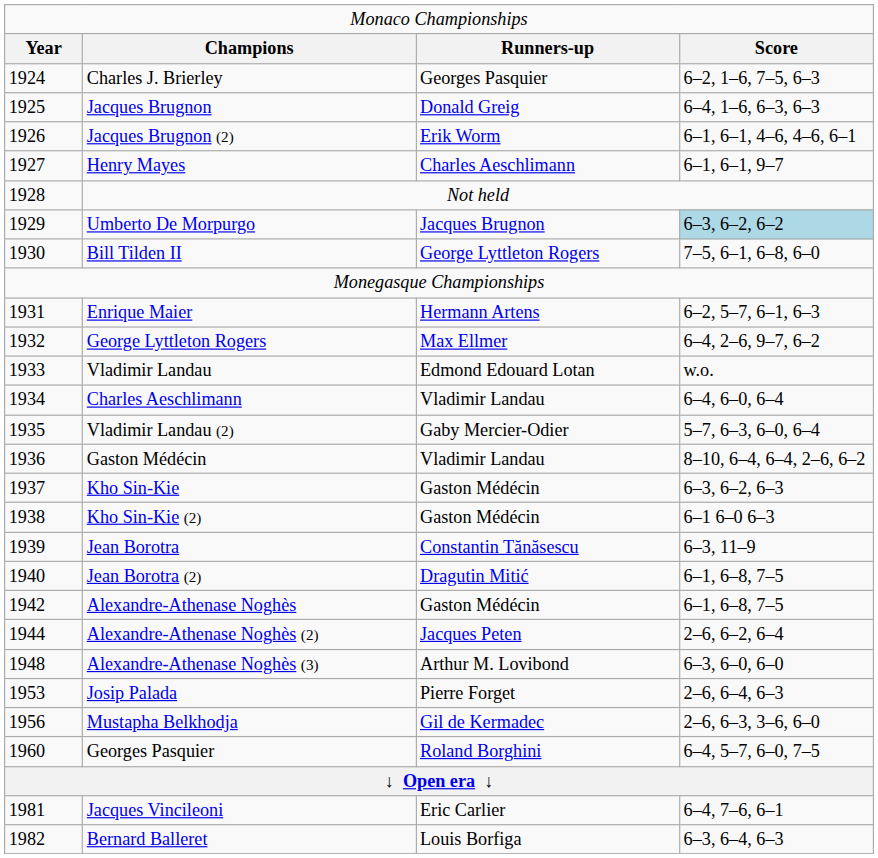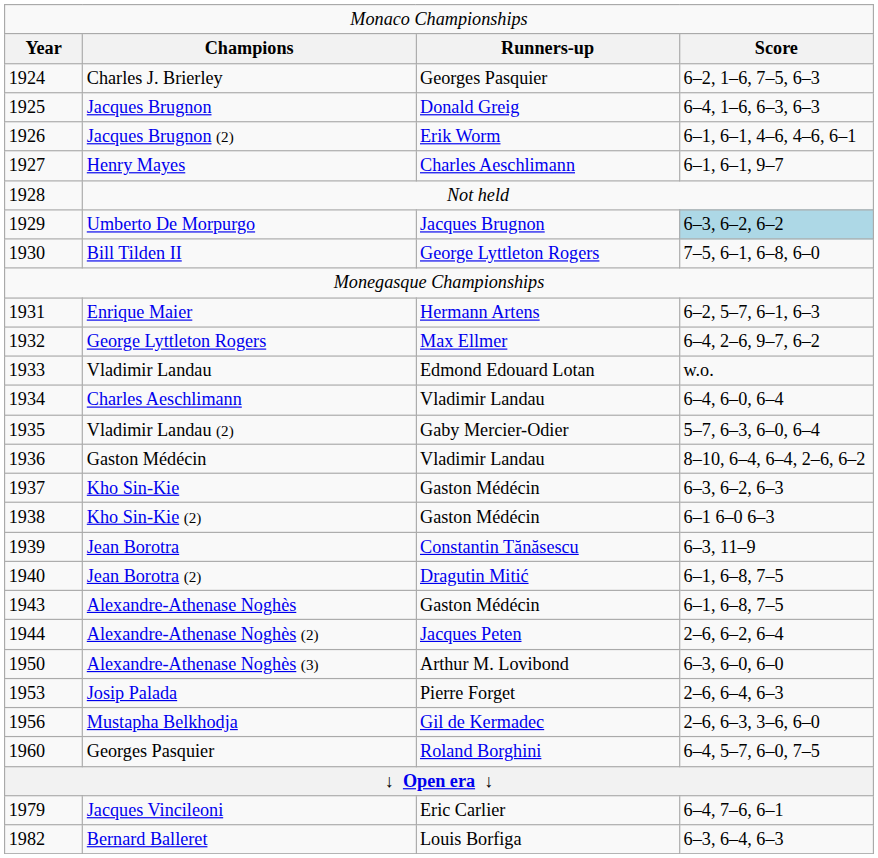(27, 604) 1942 -> (27, 604) 1943
(27, 663) 1948 -> (27, 663) 1950
(27, 809) 1981 -> (27, 809) 1979
